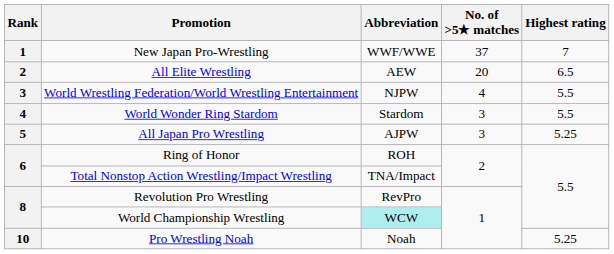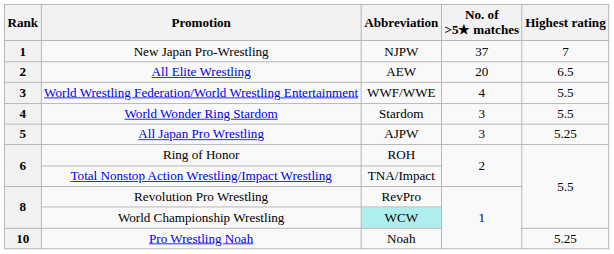(401, 51) WWF/WWE -> (401, 51) NJPW
(401, 92) NJPW -> (401, 92) WWF/WWE
